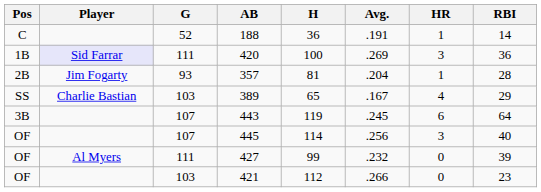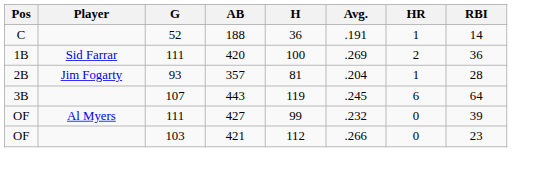(97, 55) lavender background -> (91, 55) no background
(441, 55) 3 -> (416, 55) 2
- row: (249, 95)
- row: (249, 136)
